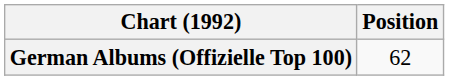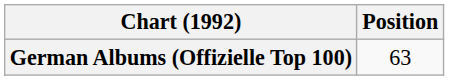(400, 57) 62 -> (400, 57) 63
